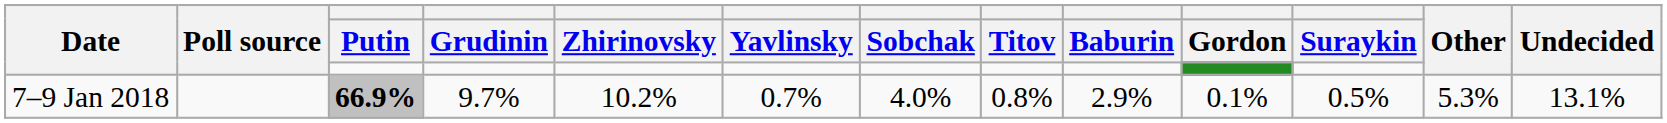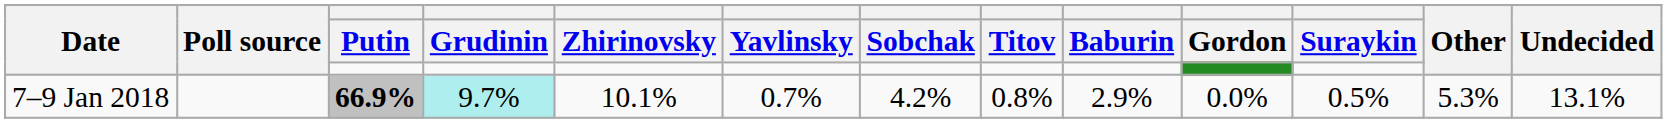(489, 97) no background -> (489, 97) paleturquoise background
(639, 97) 10.2% -> (639, 97) 10.1%
(921, 97) 4.0% -> (921, 97) 4.2%
(1237, 97) 0.1% -> (1237, 97) 0.0%
